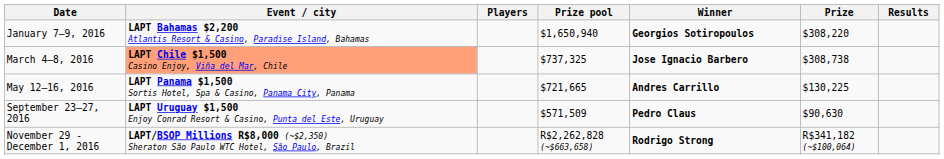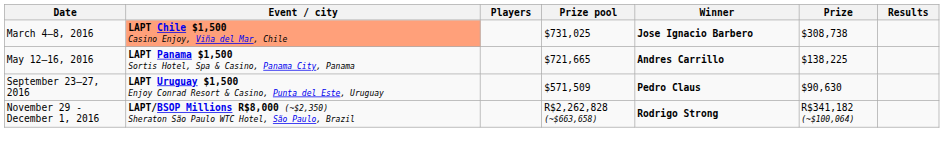- row: (56, 33)
(563, 60) $737,325 -> (567, 33) $731,025
(826, 87) $130,225 -> (824, 60) $138,225
